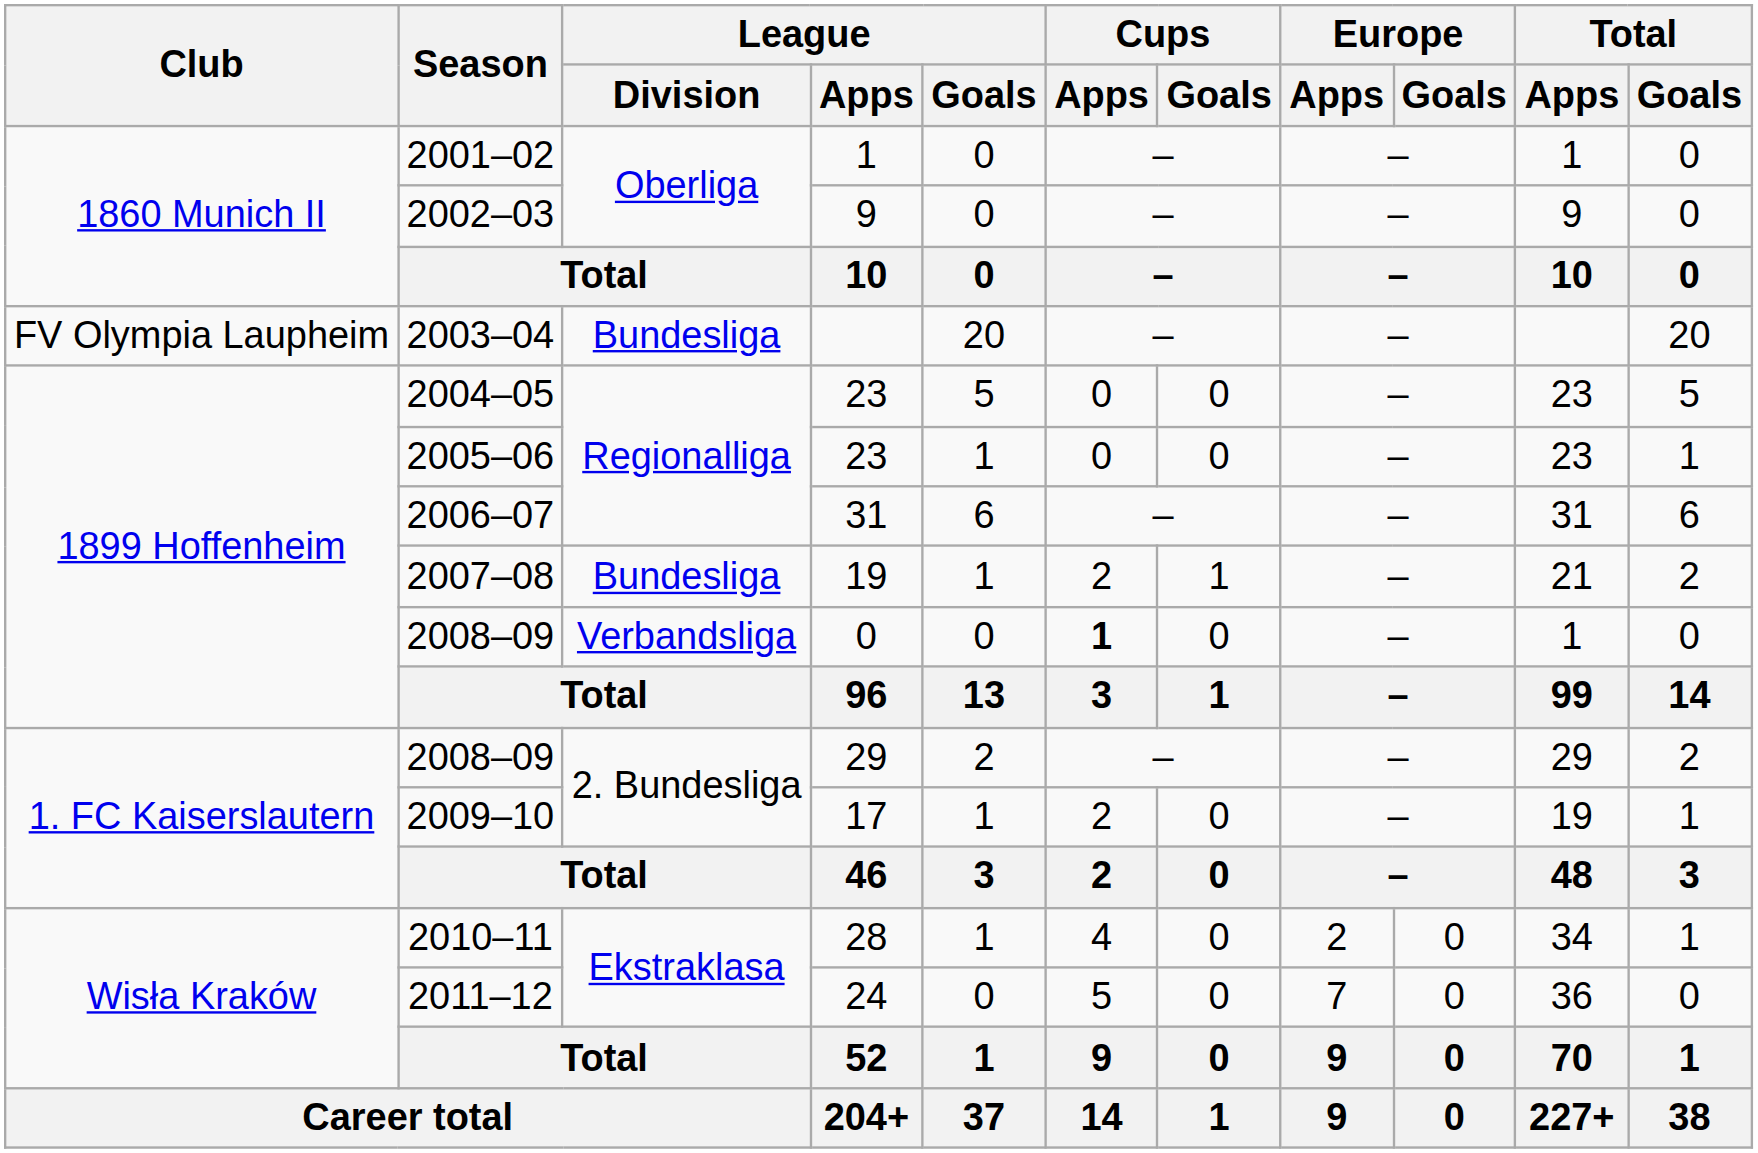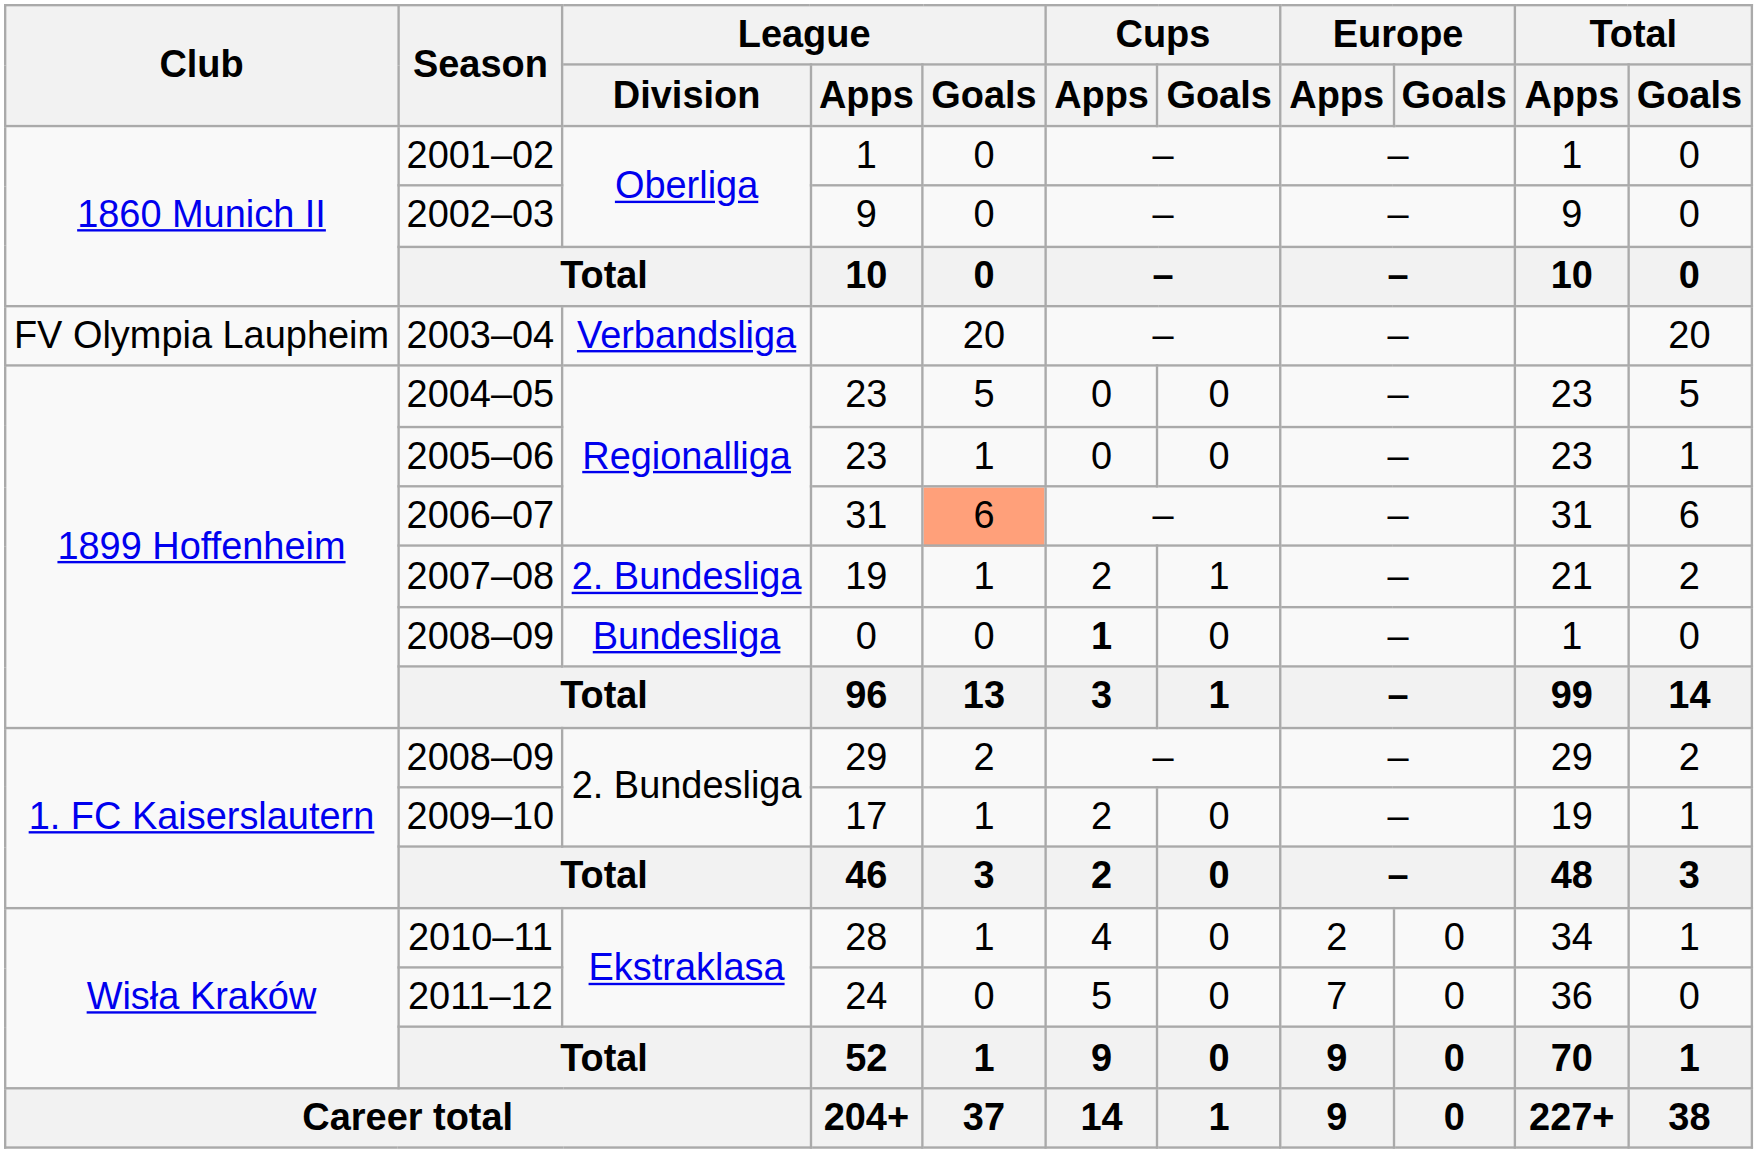(687, 335) Bundesliga -> (687, 335) Verbandsliga
(984, 515) no background -> (984, 515) lightsalmon background
(687, 575) Bundesliga -> (687, 575) 2. Bundesliga
(687, 635) Verbandsliga -> (687, 635) Bundesliga
